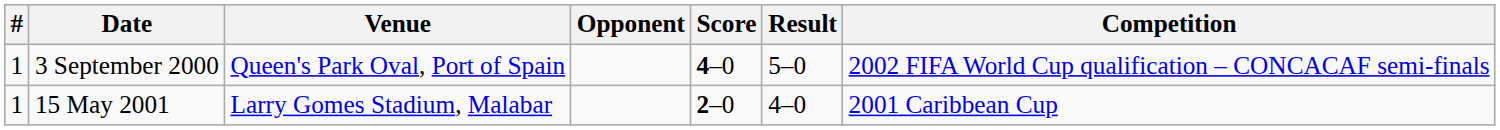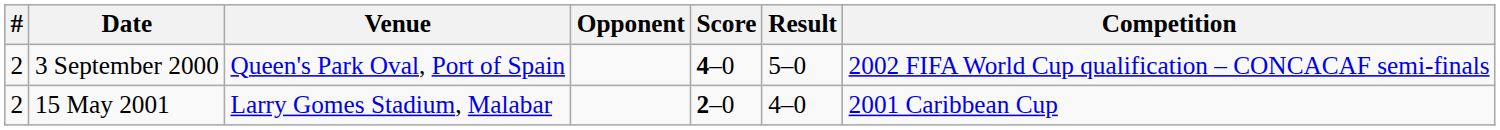(17, 64) 1 -> (17, 64) 2
(17, 104) 1 -> (17, 104) 2
